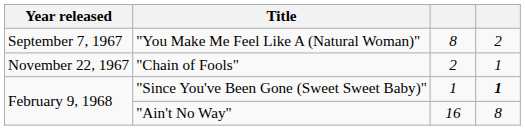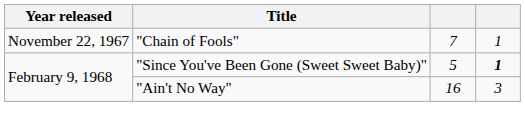- row: (278, 40)
(453, 64) 2 -> (453, 40) 7
(453, 88) 1 -> (453, 64) 5
(498, 112) 8 -> (498, 88) 3
